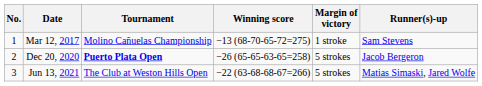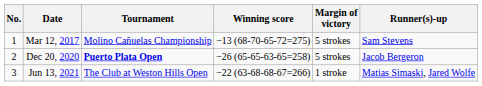(331, 40) 1 stroke -> (333, 40) 5 strokes
(333, 73) 5 strokes -> (331, 73) 1 stroke
